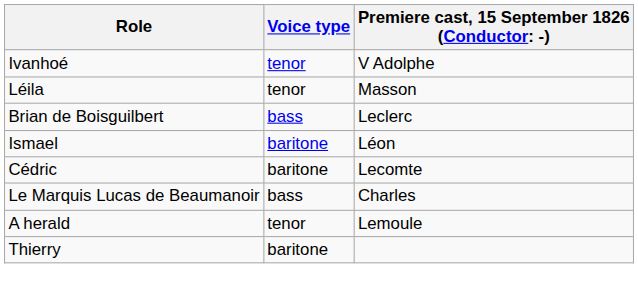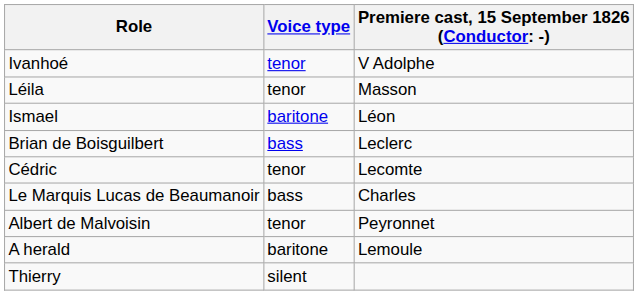rows swapped: (86, 116) <-> (33, 143)
(298, 169) baritone -> (286, 169) tenor
+ row: (79, 223)
(286, 223) tenor -> (298, 249) baritone
(298, 249) baritone -> (287, 276) silent
